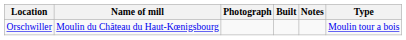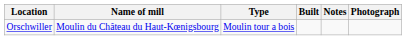columns swapped: (364, 12) <-> (247, 12)
